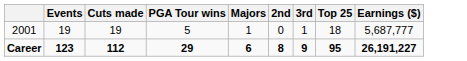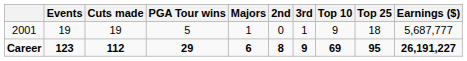+ column: (335, 13)
